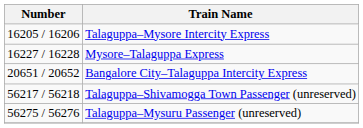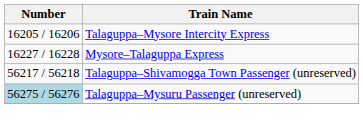- row: (196, 73)
(43, 113) no background -> (43, 93) lightblue background
